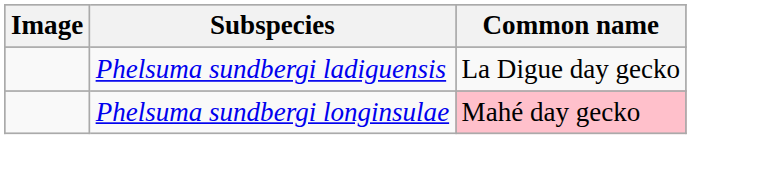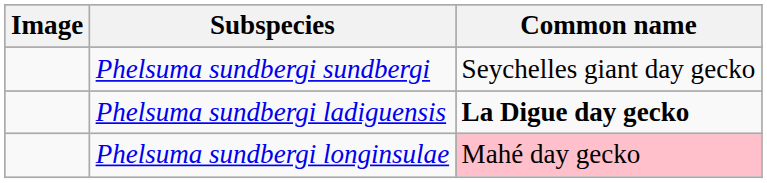+ row: (263, 68)
(571, 68) normal -> (575, 111) bold
